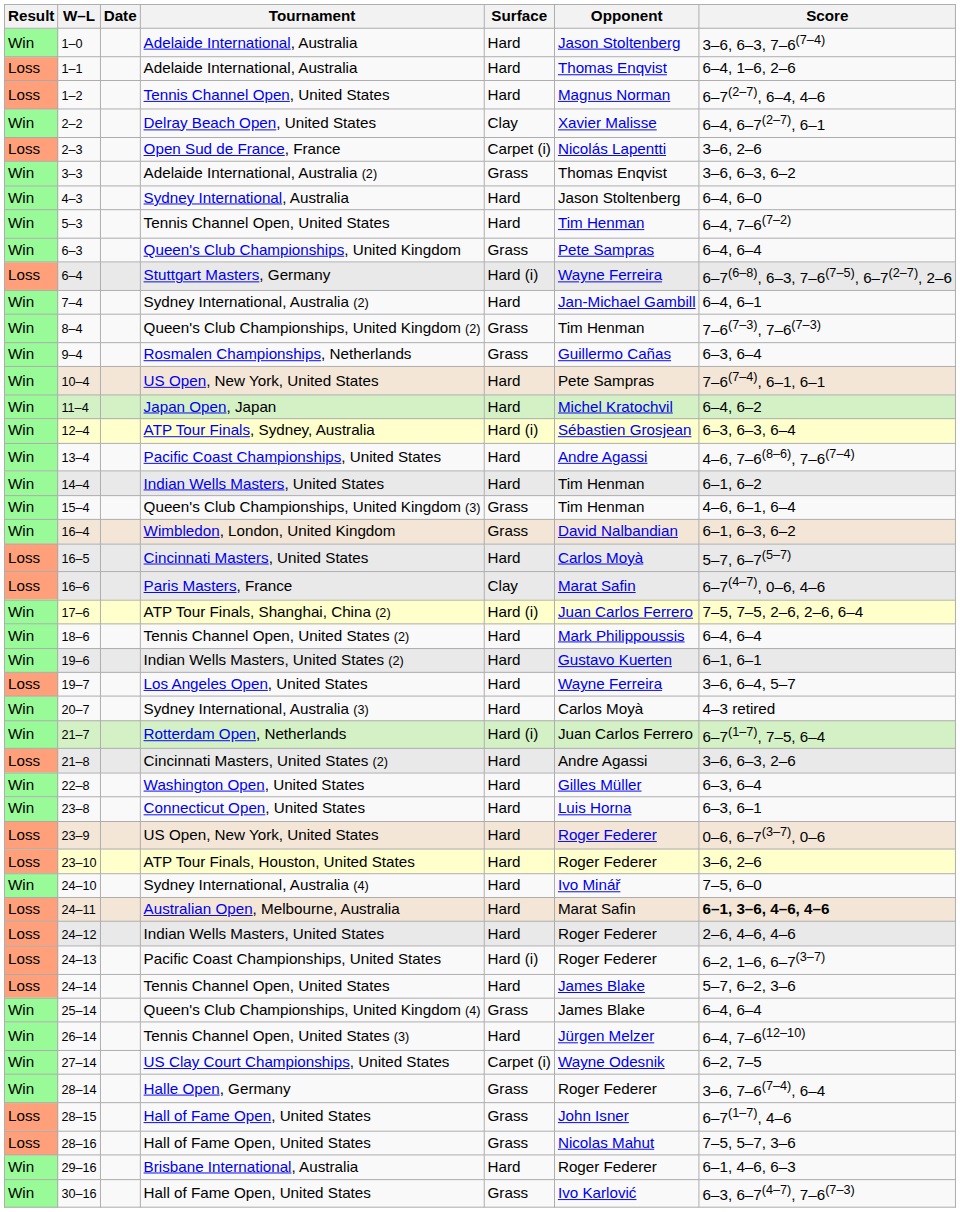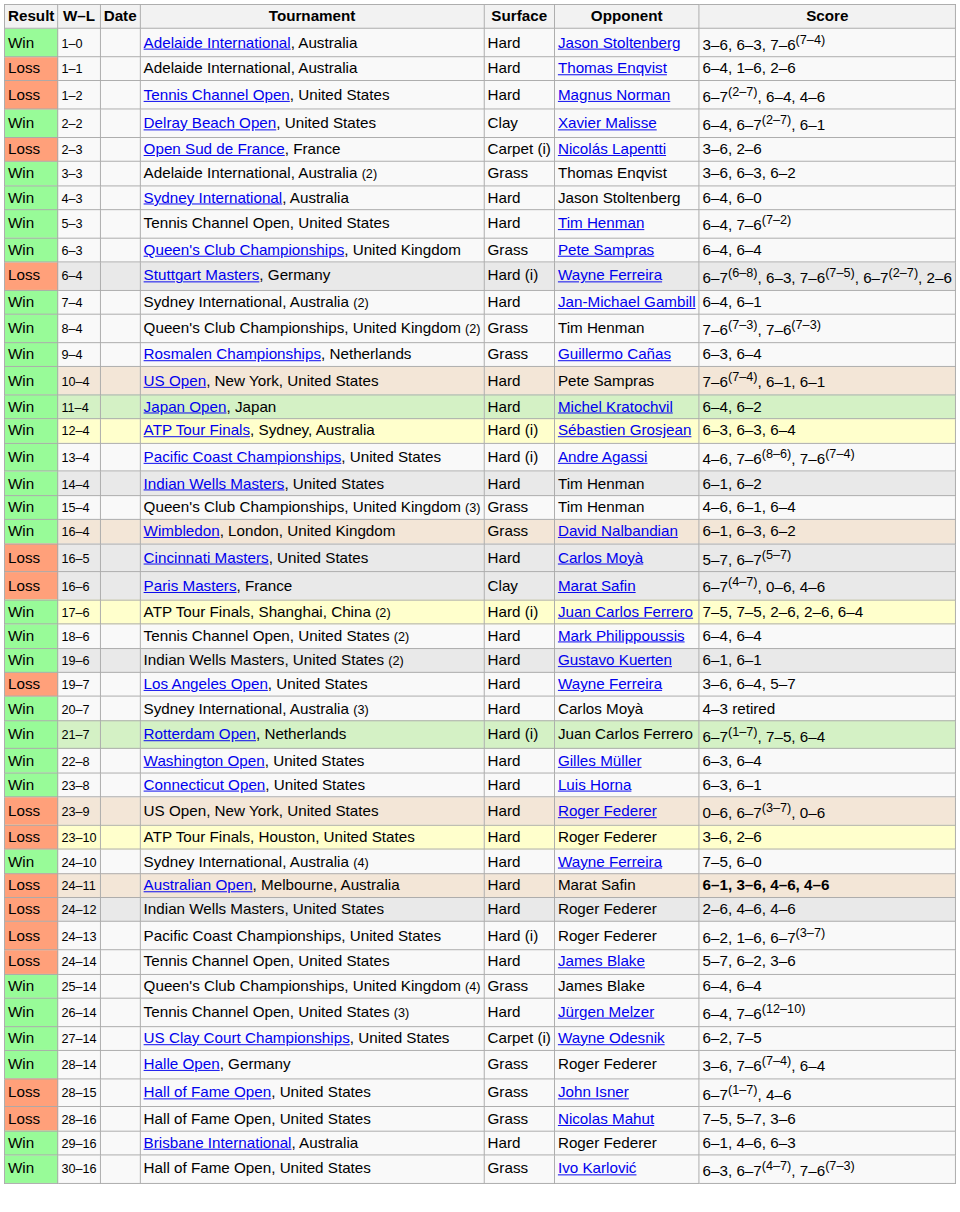(504, 457) Hard -> (513, 457) Hard (i)
- row: (76, 761)
(589, 885) Ivo Minář -> (610, 861) Wayne Ferreira
